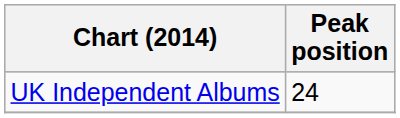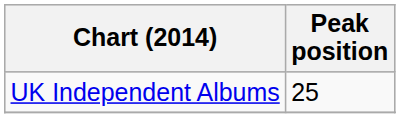(305, 91) 24 -> (305, 91) 25
